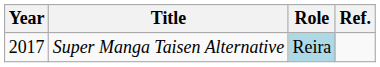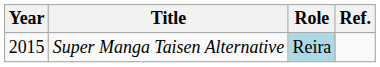(27, 47) 2017 -> (27, 47) 2015
